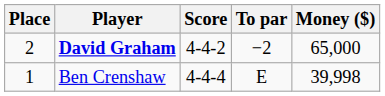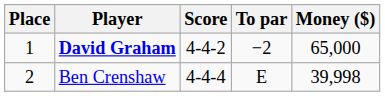(30, 47) 2 -> (30, 47) 1
(30, 76) 1 -> (30, 76) 2
